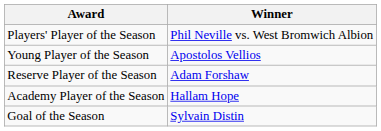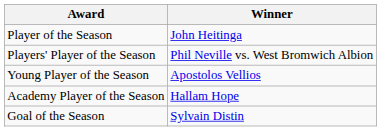+ row: (60, 34)
- row: (82, 75)
